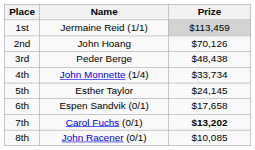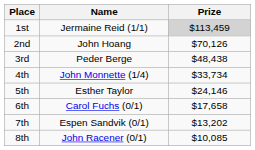(209, 91) $24,145 -> (209, 91) $24,146
(104, 106) Espen Sandvik (0/1) -> (104, 106) Carol Fuchs (0/1)
(104, 122) Carol Fuchs (0/1) -> (104, 122) Espen Sandvik (0/1)
(209, 122) bold -> (209, 122) normal
